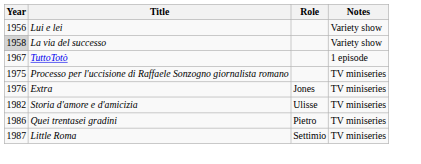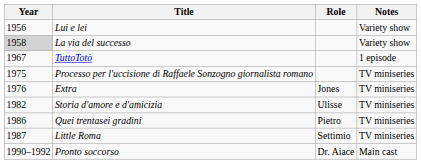+ row: (87, 151)
